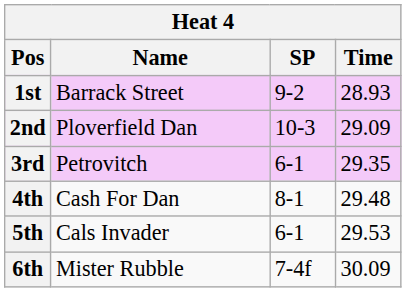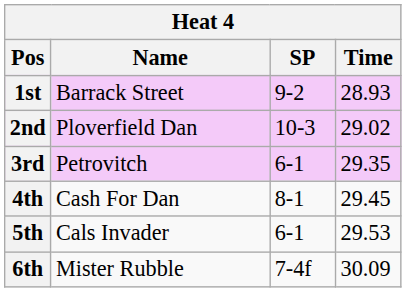(366, 127) 29.09 -> (366, 127) 29.02
(366, 198) 29.48 -> (366, 198) 29.45
